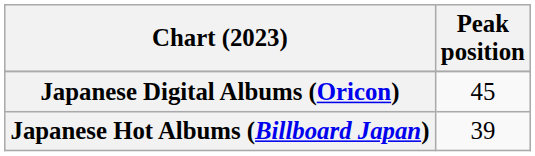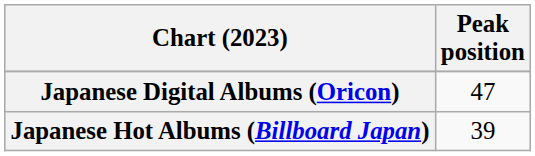(483, 91) 45 -> (483, 91) 47
